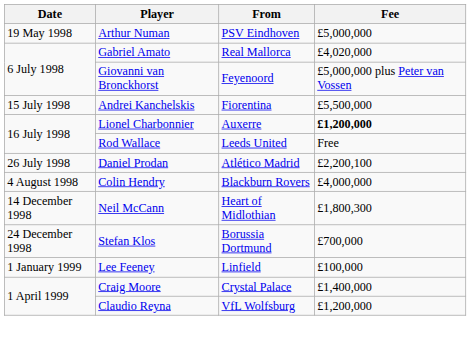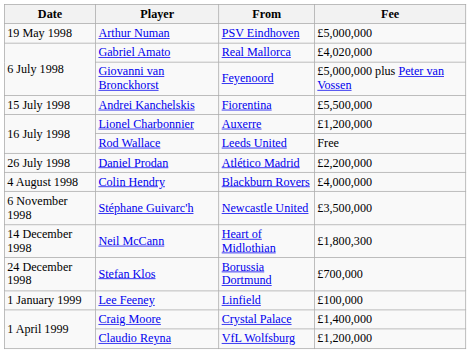(345, 124) bold -> (345, 124) normal
(345, 162) £2,200,100 -> (345, 162) £2,200,000
+ row: (146, 208)
